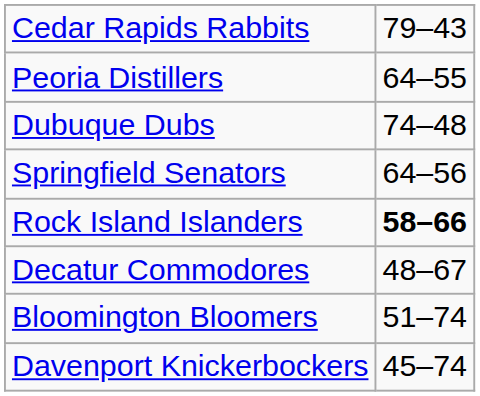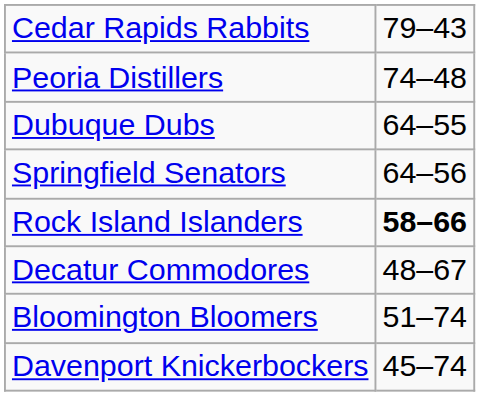(425, 76) 64–55 -> (425, 76) 74–48
(425, 125) 74–48 -> (425, 125) 64–55
